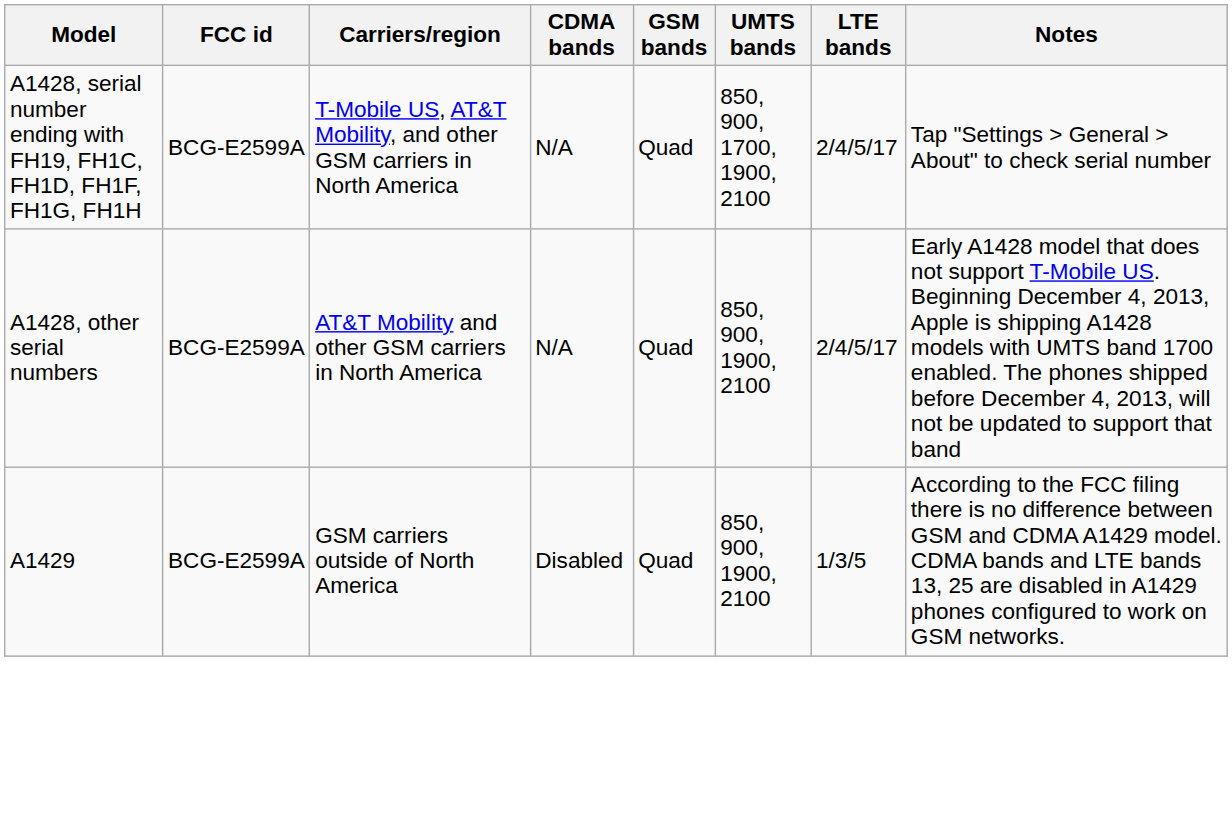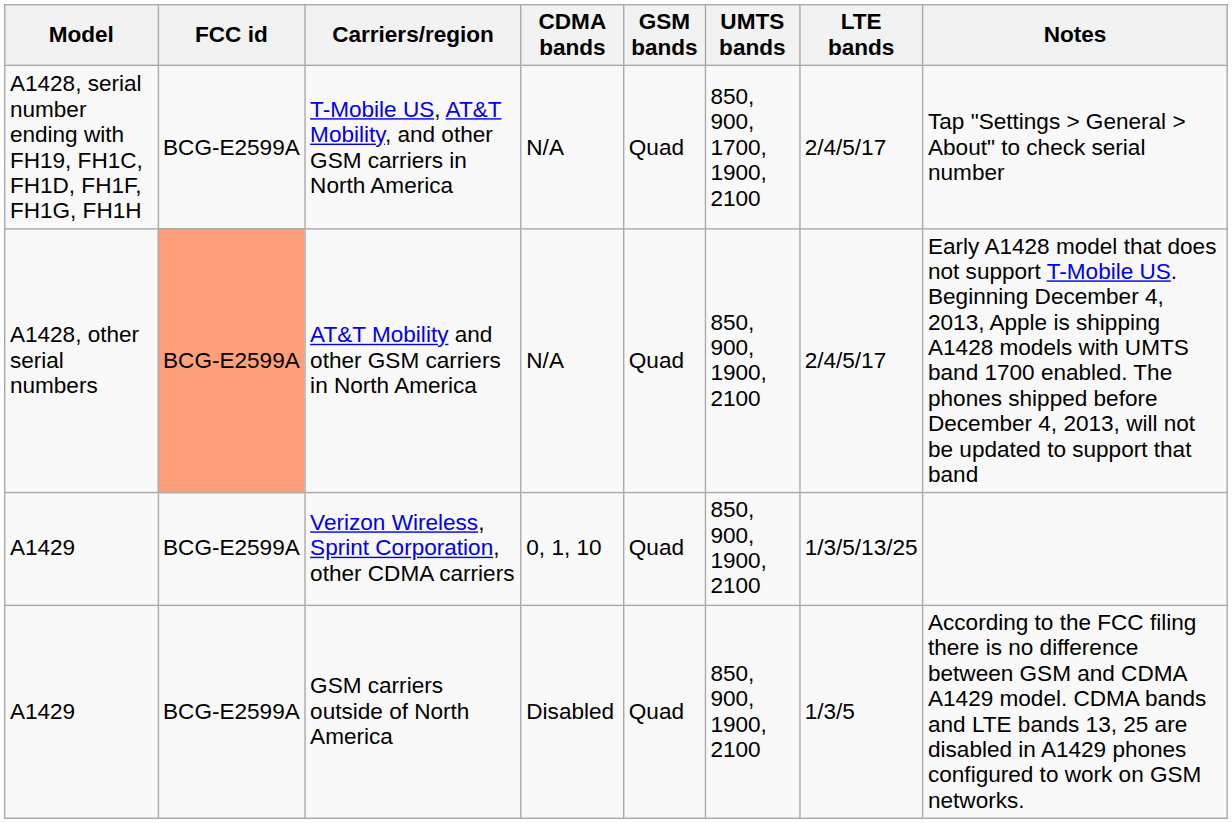(236, 347) no background -> (231, 360) lightsalmon background
+ row: (412, 548)
